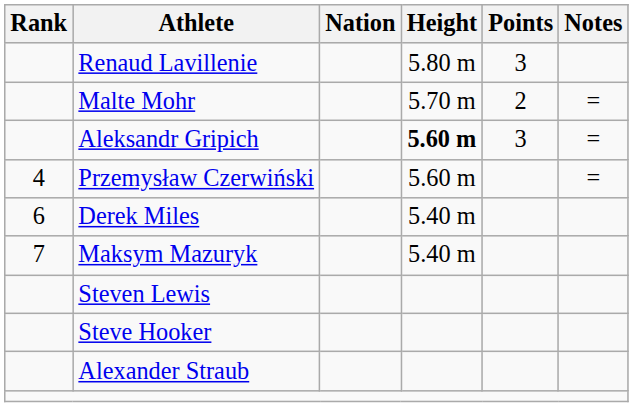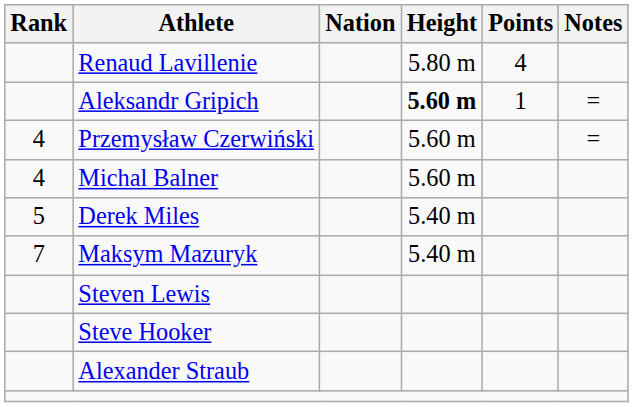(521, 62) 3 -> (521, 62) 4
- row: (137, 100)
(521, 139) 3 -> (521, 100) 1
+ row: (148, 178)
(39, 216) 6 -> (39, 216) 5
